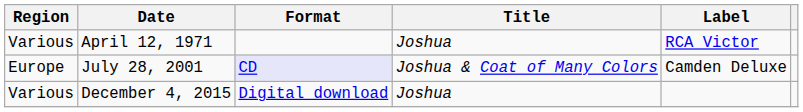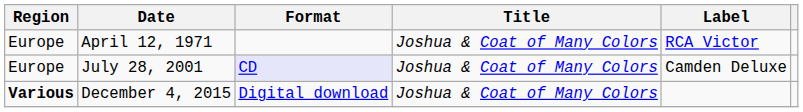(41, 43) Various -> (36, 43) Europe
(424, 43) Joshua -> (527, 43) Joshua & Coat of Many Colors
(41, 94) normal -> (41, 94) bold
(424, 94) Joshua -> (527, 94) Joshua & Coat of Many Colors
